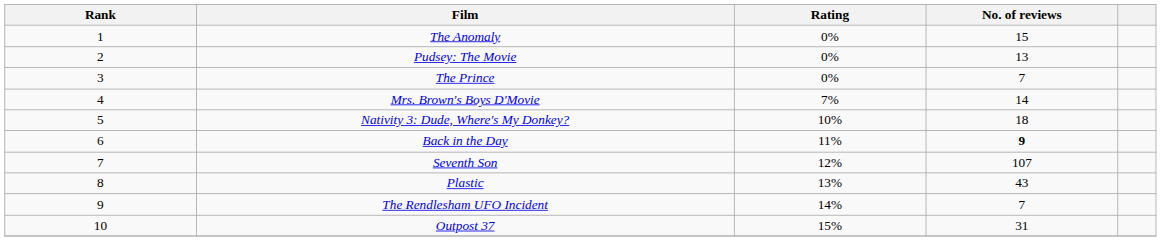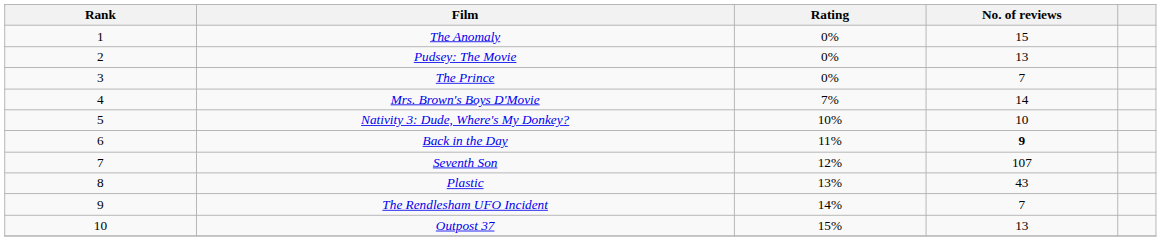(1022, 120) 18 -> (1022, 120) 10
(1022, 225) 31 -> (1022, 225) 13
